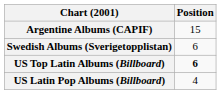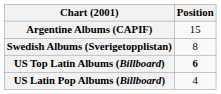(195, 47) 6 -> (195, 47) 8
